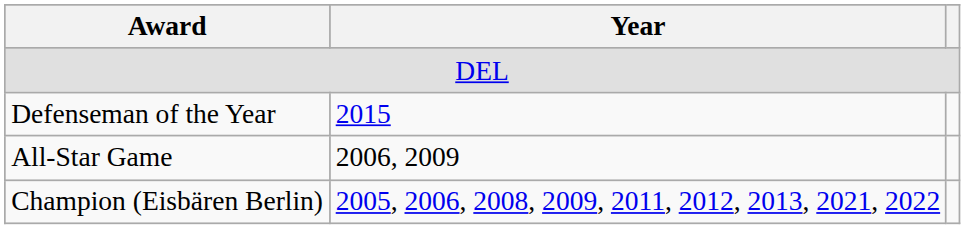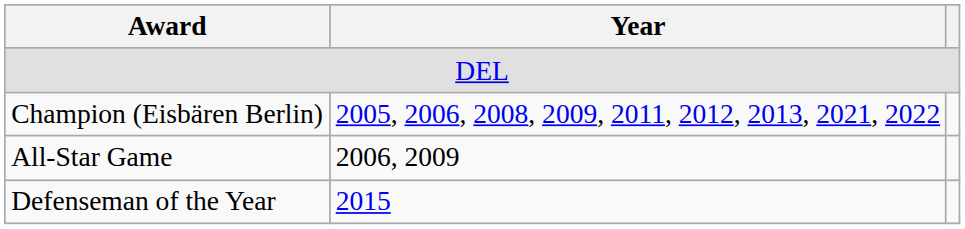rows swapped: (167, 200) <-> (143, 113)
